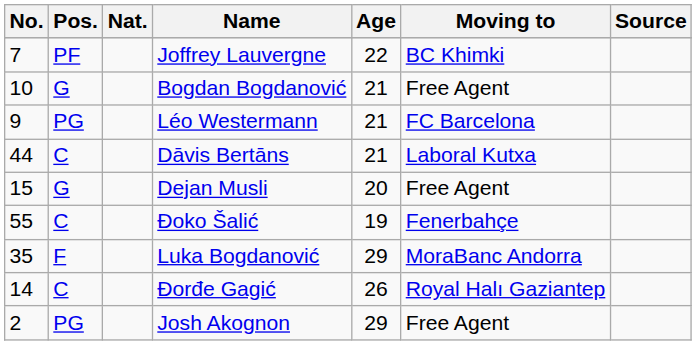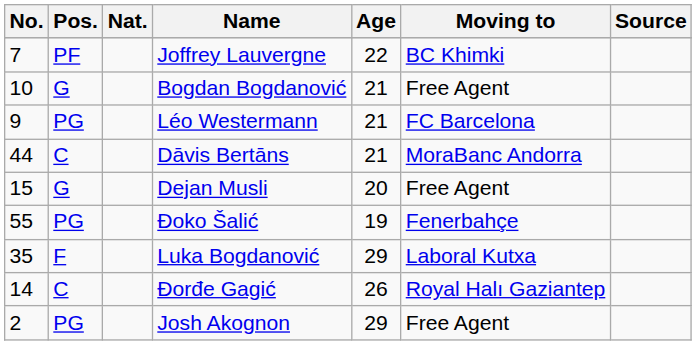(471, 155) Laboral Kutxa -> (494, 155) MoraBanc Andorra
(61, 222) C -> (69, 222) PG
(494, 255) MoraBanc Andorra -> (471, 255) Laboral Kutxa
